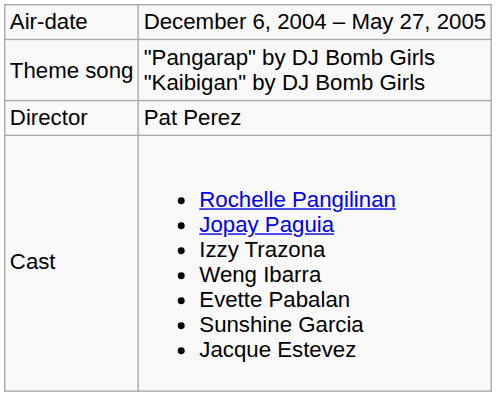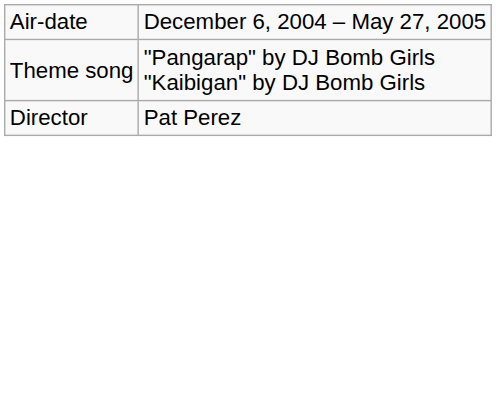- row: (33, 262)
